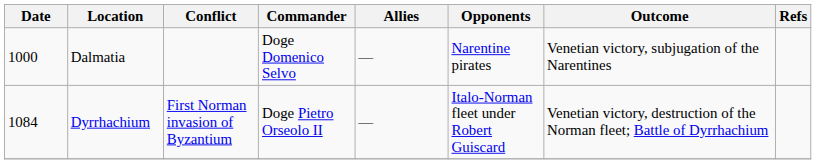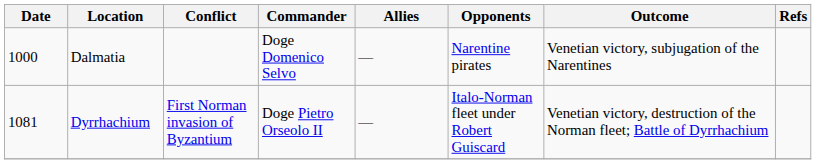(23, 122) 1084 -> (23, 122) 1081
